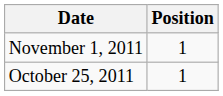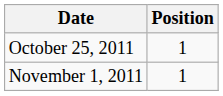rows swapped: (71, 76) <-> (76, 47)
